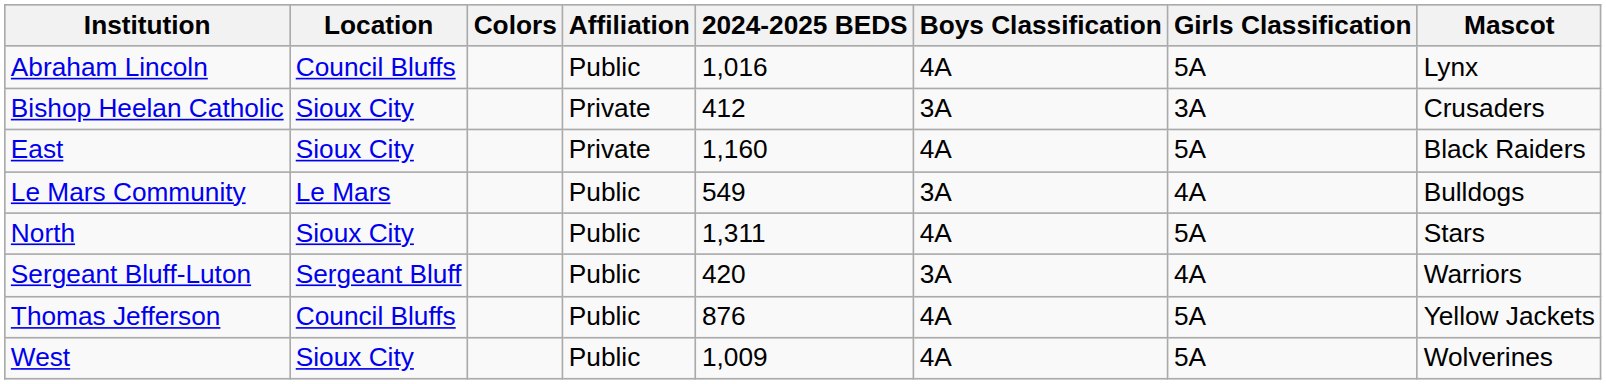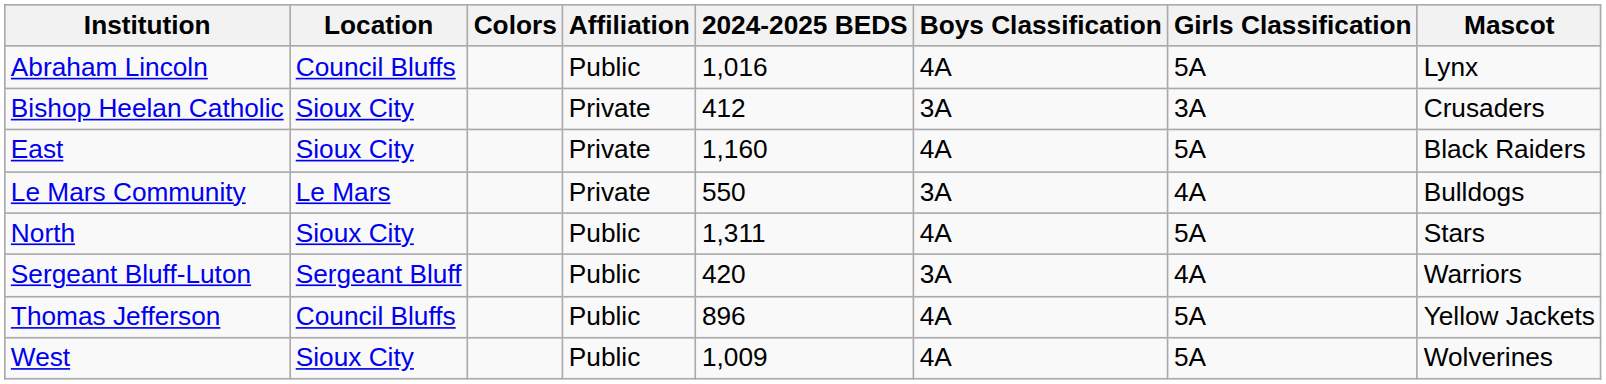(605, 191) Public -> (610, 191) Private
(724, 191) 549 -> (724, 191) 550
(724, 316) 876 -> (724, 316) 896
